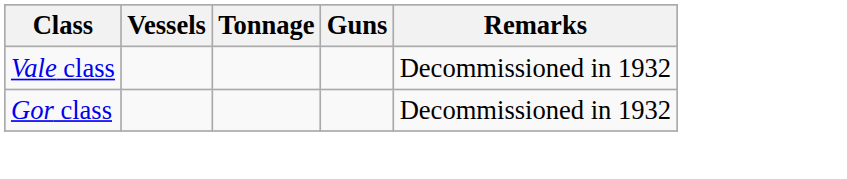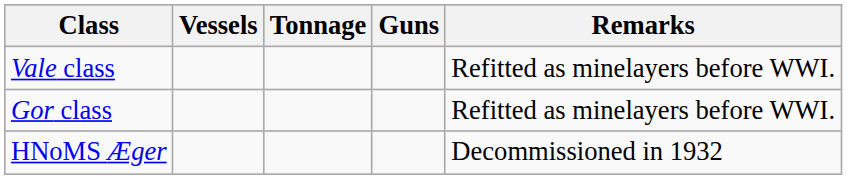(535, 67) Decommissioned in 1932 -> (643, 67) Refitted as minelayers before WWI.
(535, 109) Decommissioned in 1932 -> (643, 109) Refitted as minelayers before WWI.
+ row: (89, 151)
